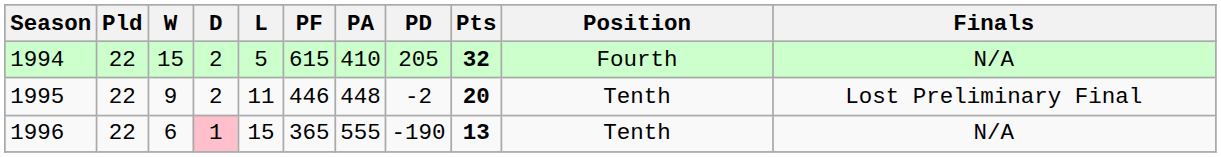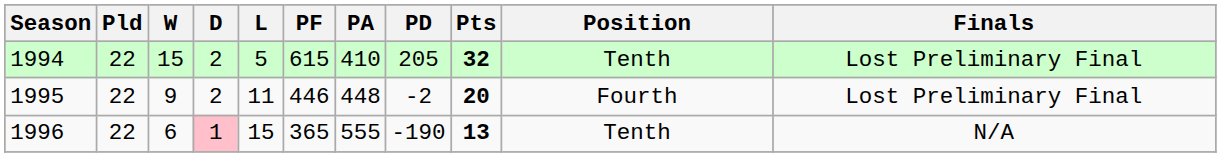(637, 60) Fourth -> (637, 60) Tenth
(994, 60) N/A -> (994, 60) Lost Preliminary Final
(637, 97) Tenth -> (637, 97) Fourth
